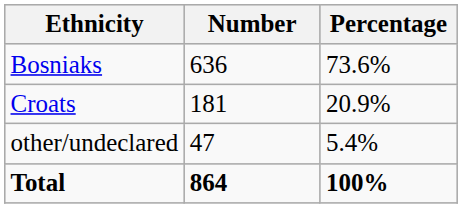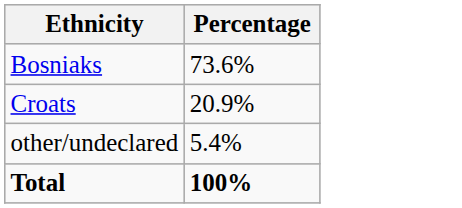- column: (252, 24)
